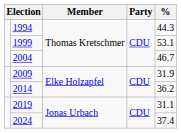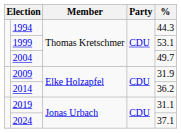(165, 58) 46.7 -> (165, 58) 49.7
(165, 120) 37.4 -> (165, 120) 37.1
